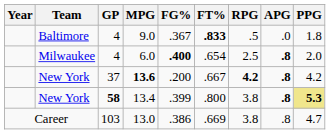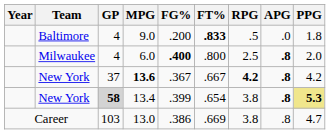(180, 35) .367 -> (180, 35) .200
(215, 56) .654 -> (215, 56) .800
(180, 77) .200 -> (180, 77) .367
(114, 98) no background -> (114, 98) lightgrey background
(215, 98) .800 -> (215, 98) .654
